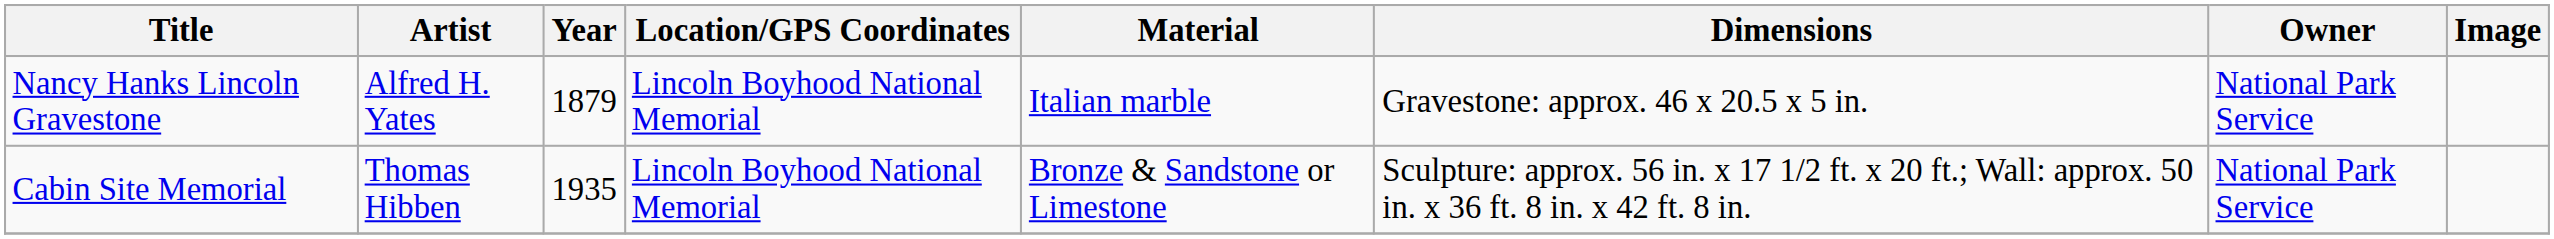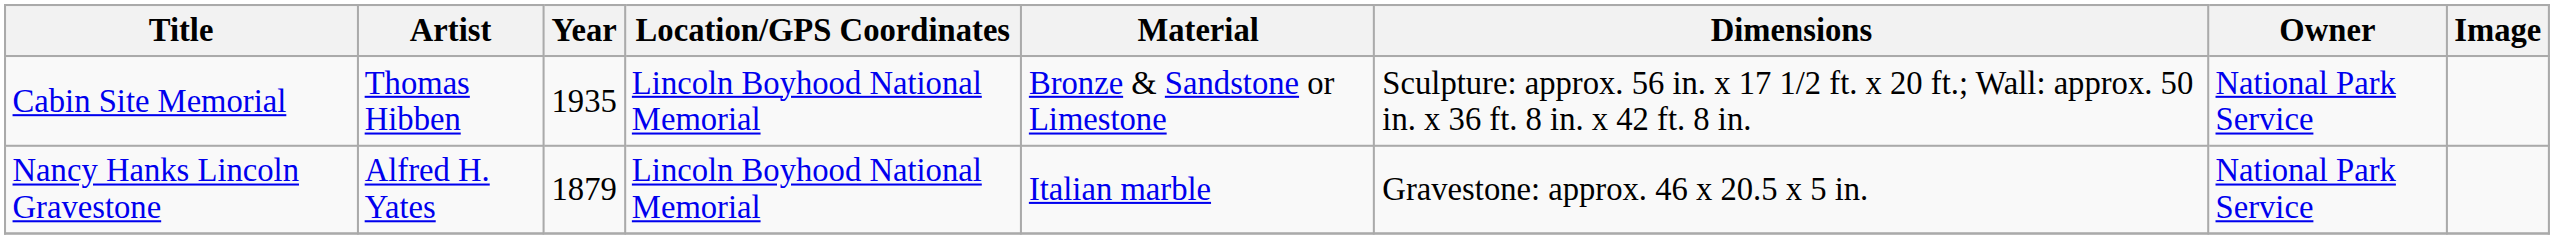rows swapped: (149, 188) <-> (156, 100)
